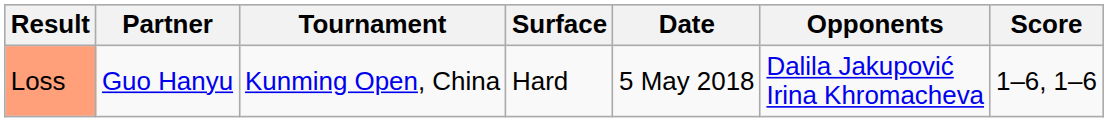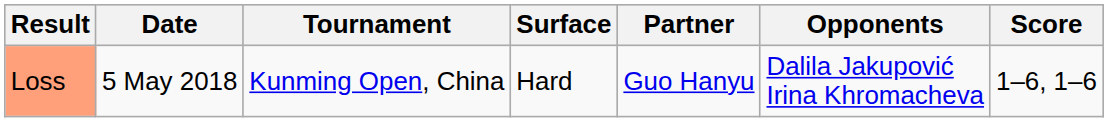columns swapped: (687, 25) <-> (168, 25)
